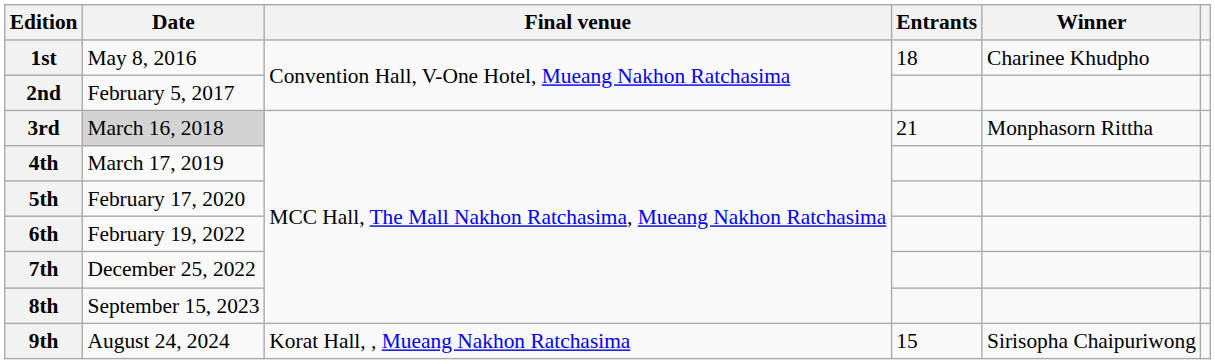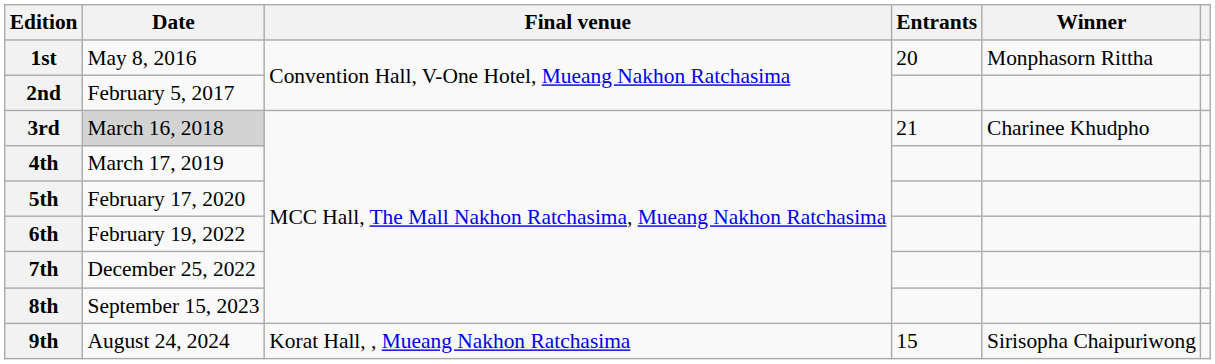(907, 57) 18 -> (907, 57) 20
(1068, 57) Charinee Khudpho -> (1070, 57) Monphasorn Rittha
(1070, 128) Monphasorn Rittha -> (1068, 128) Charinee Khudpho
